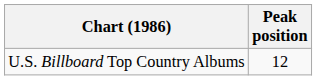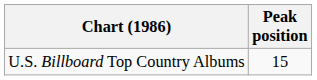(280, 61) 12 -> (280, 61) 15
